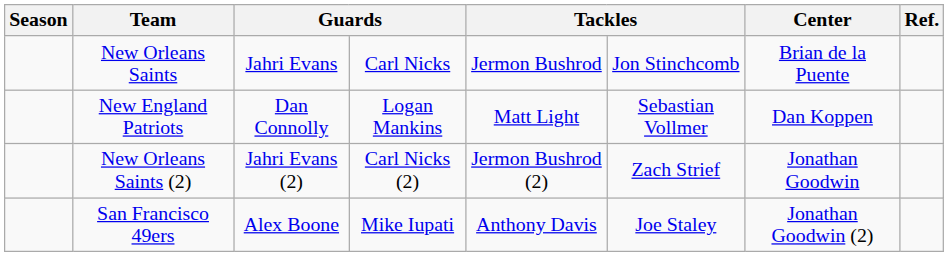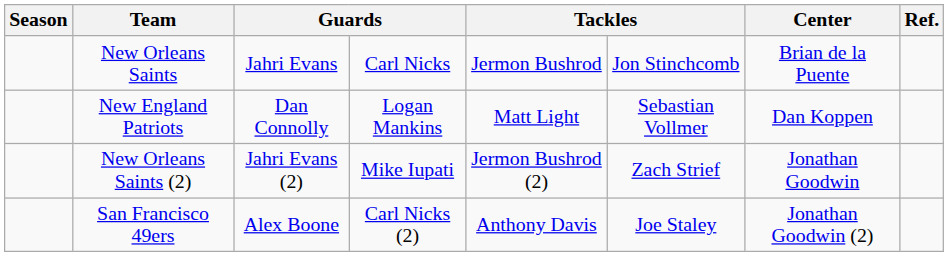(408, 170) Carl Nicks (2) -> (408, 170) Mike Iupati
(408, 224) Mike Iupati -> (408, 224) Carl Nicks (2)
